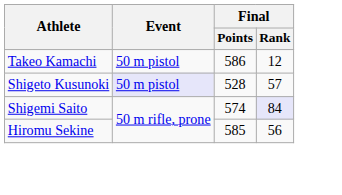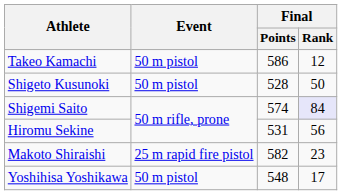(148, 85) lavender background -> (166, 85) no background
(275, 85) 57 -> (318, 85) 50
(235, 131) 585 -> (278, 131) 531
+ row: (57, 154)
+ row: (68, 178)
